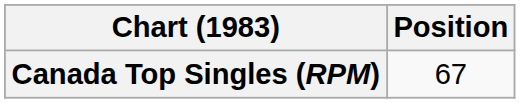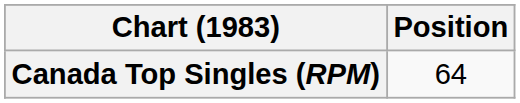(451, 73) 67 -> (451, 73) 64
